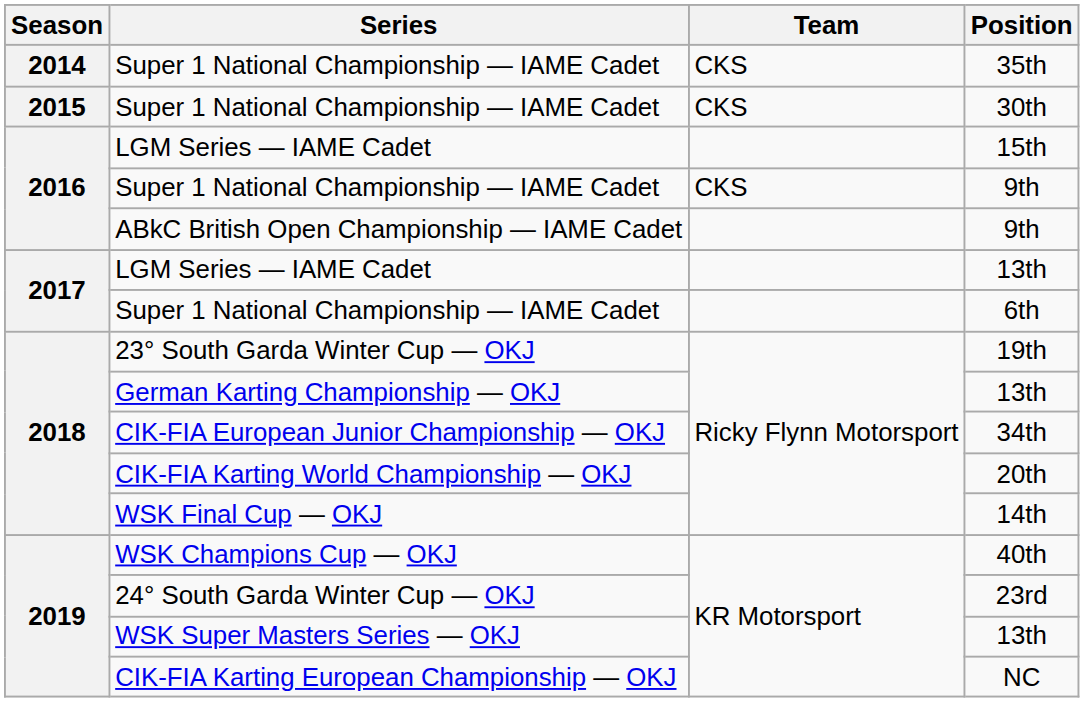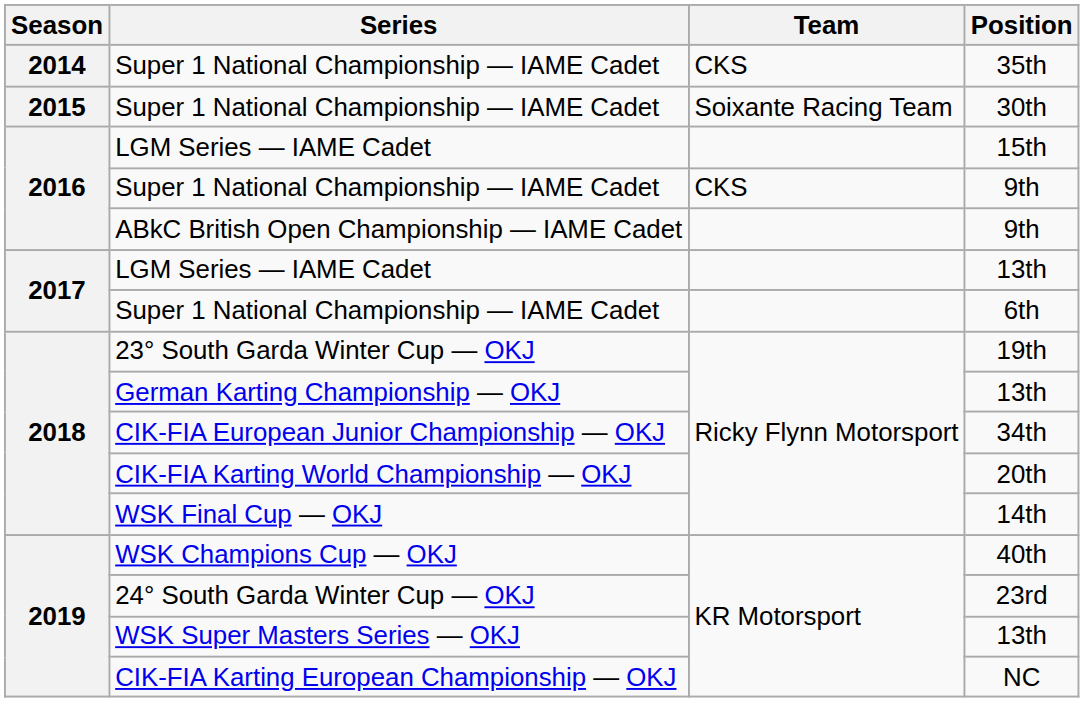(721, 106) CKS -> (823, 106) Soixante Racing Team
